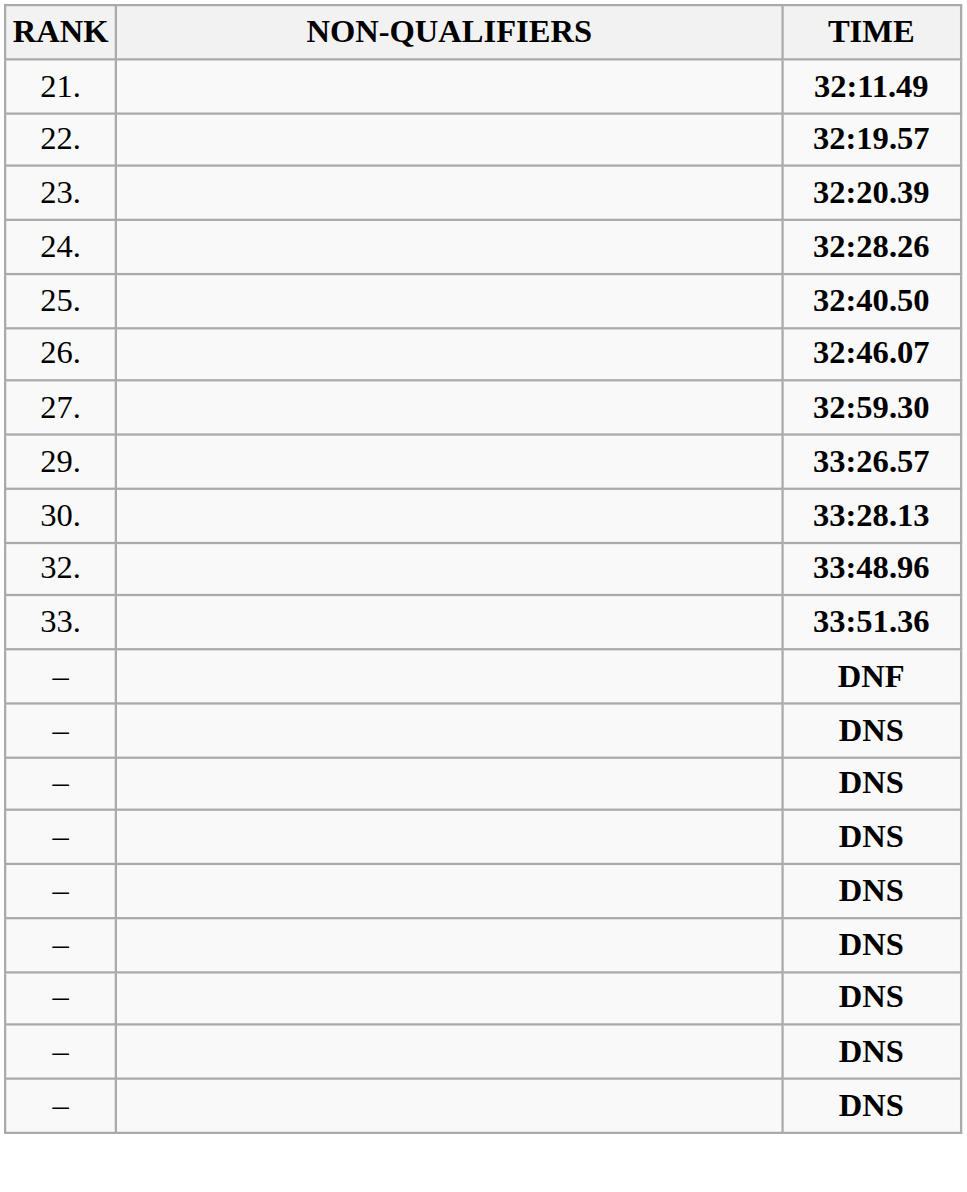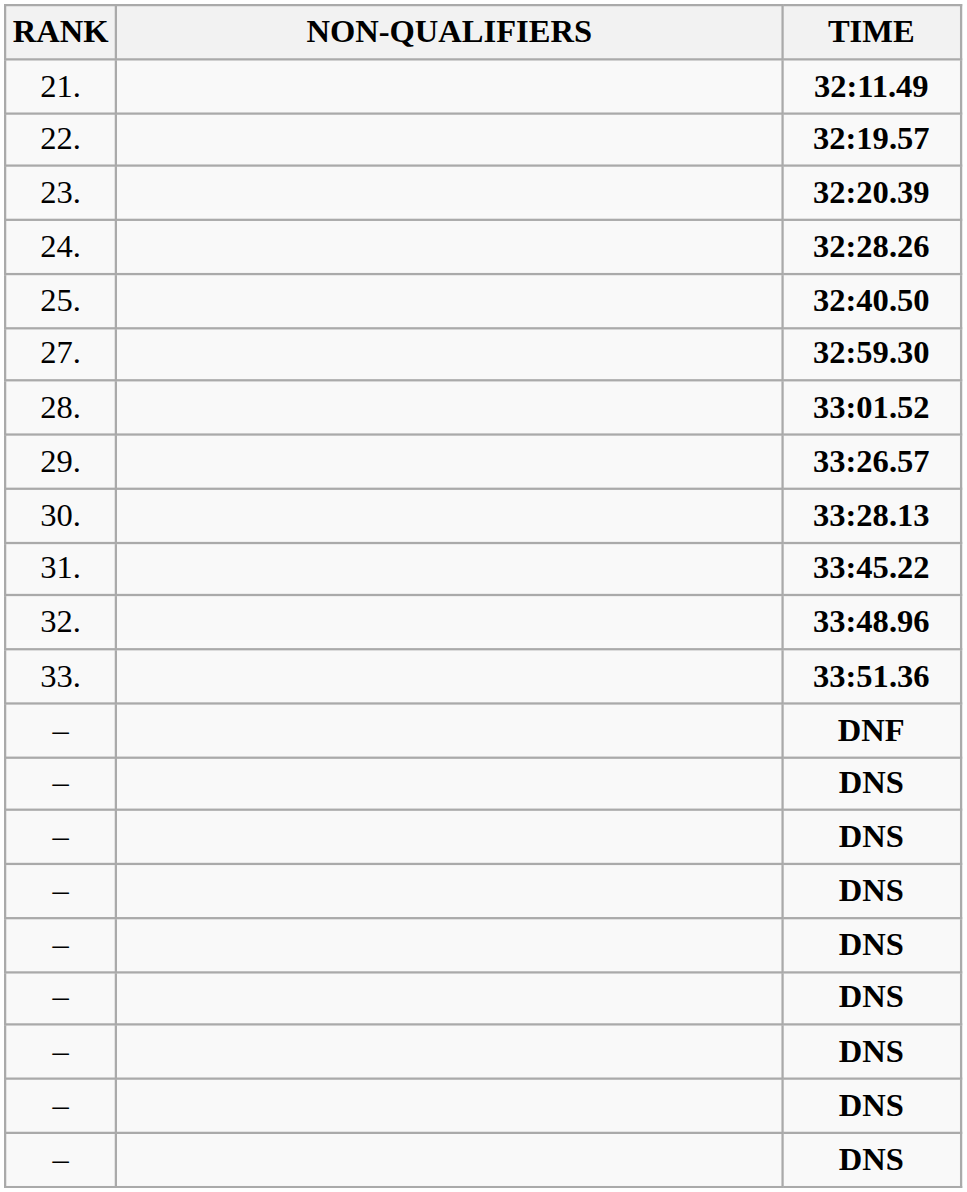- row: (61, 353)
+ row: (61, 407)
+ row: (61, 568)
